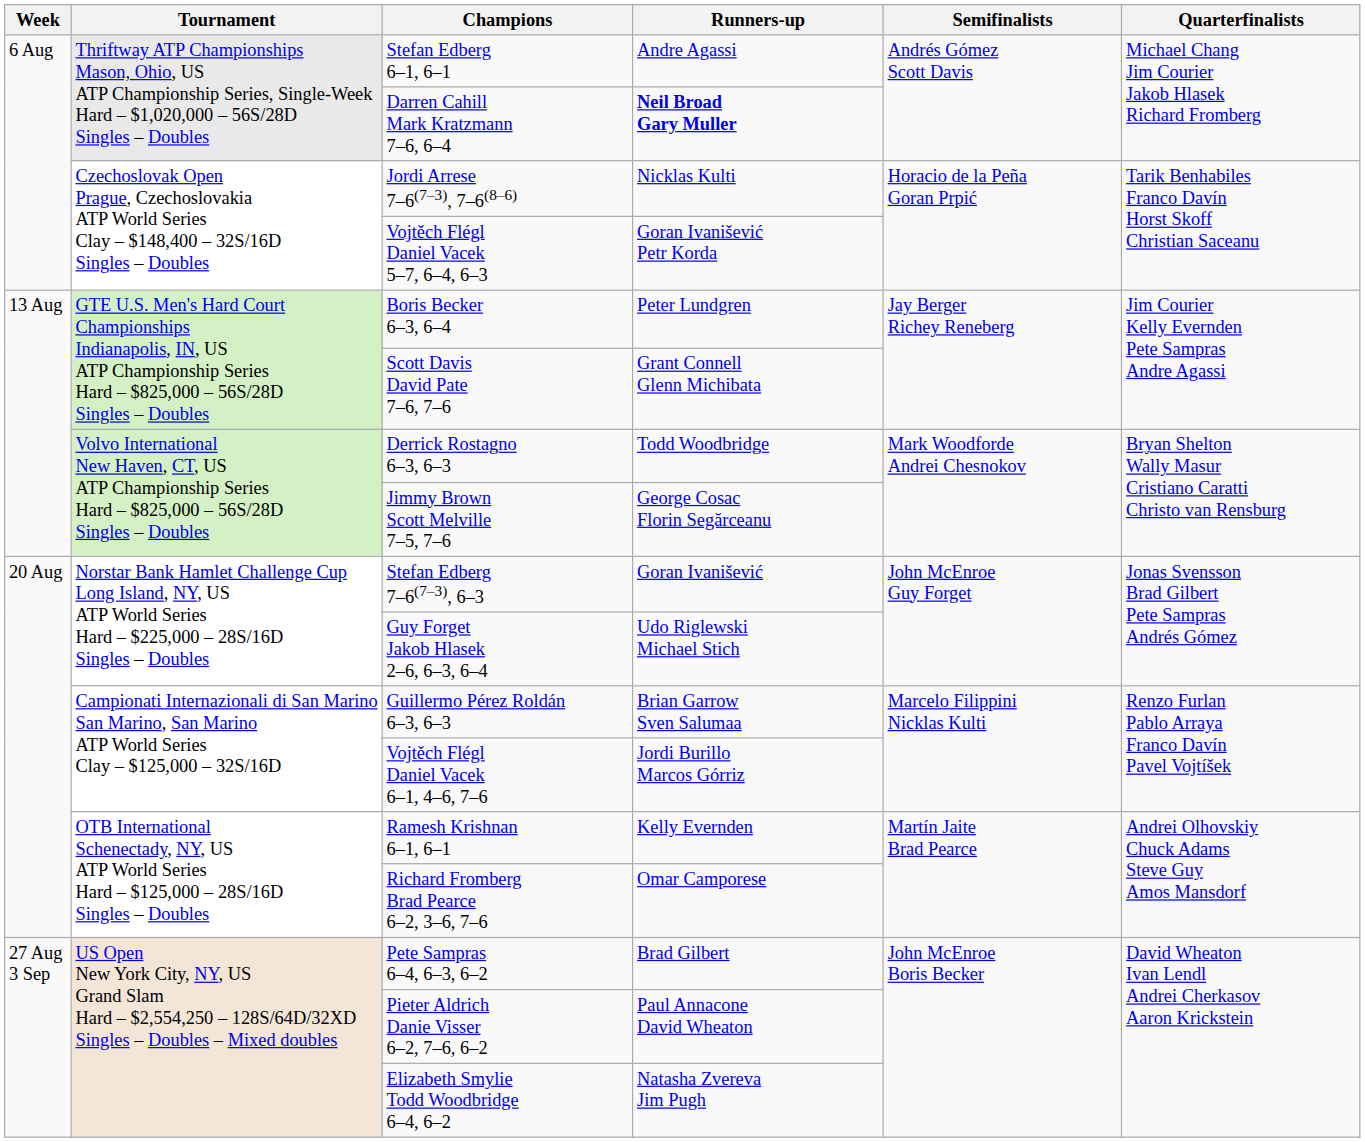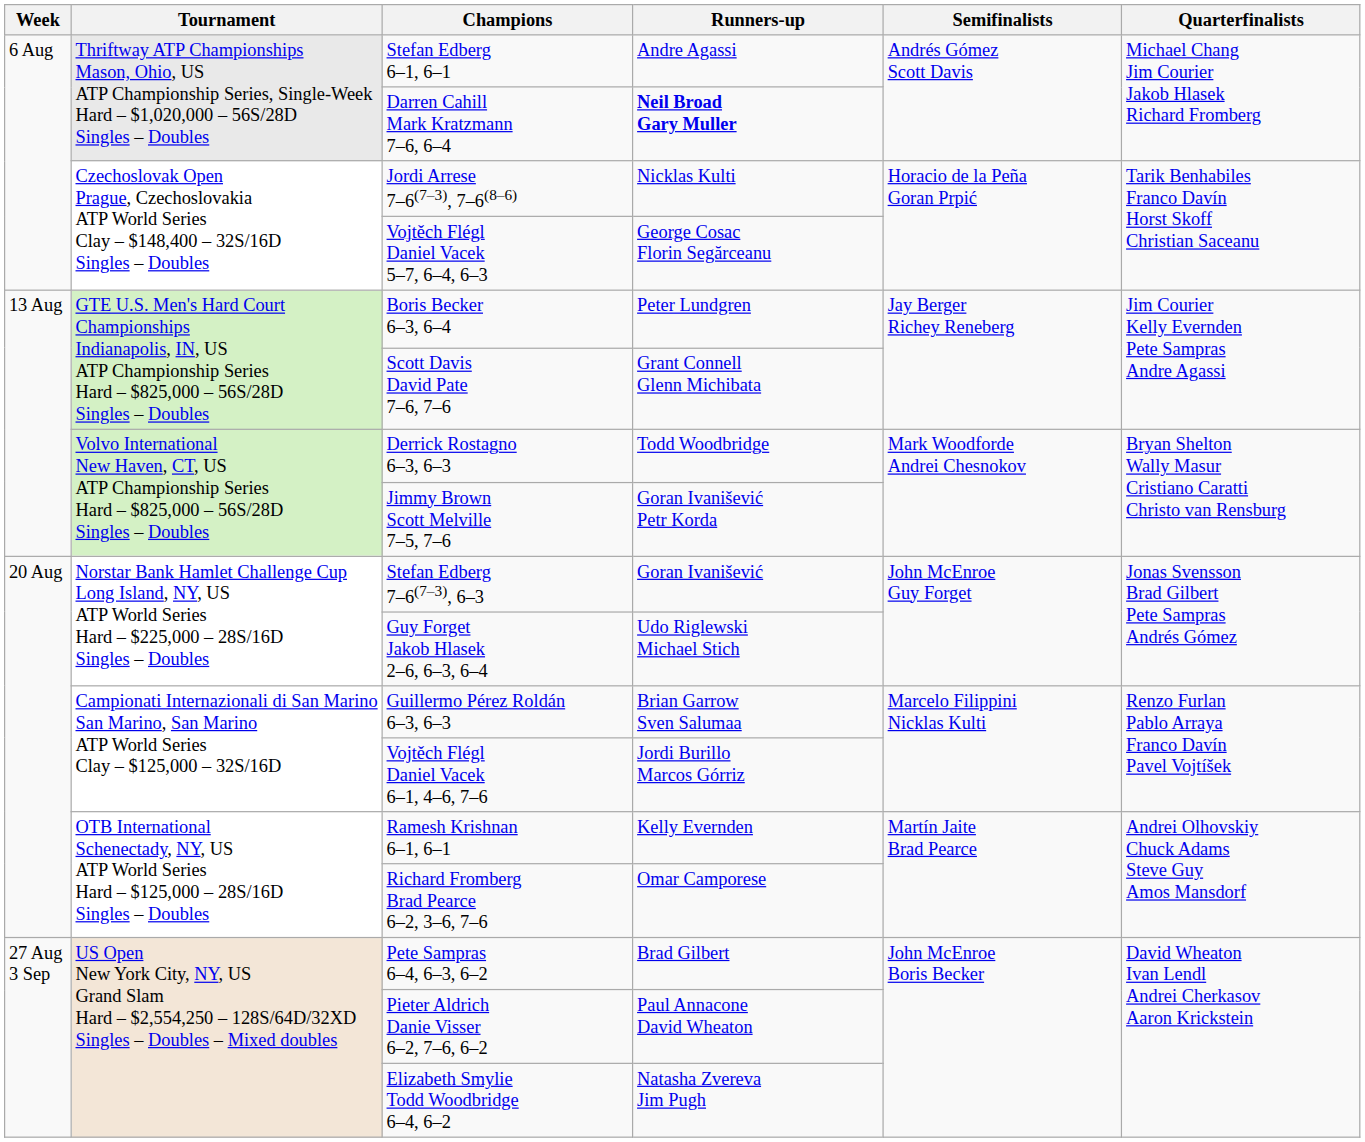(700, 242) Goran Ivanišević Petr Korda -> (704, 242) George Cosac Florin Segărceanu
(704, 508) George Cosac Florin Segărceanu -> (700, 508) Goran Ivanišević Petr Korda
